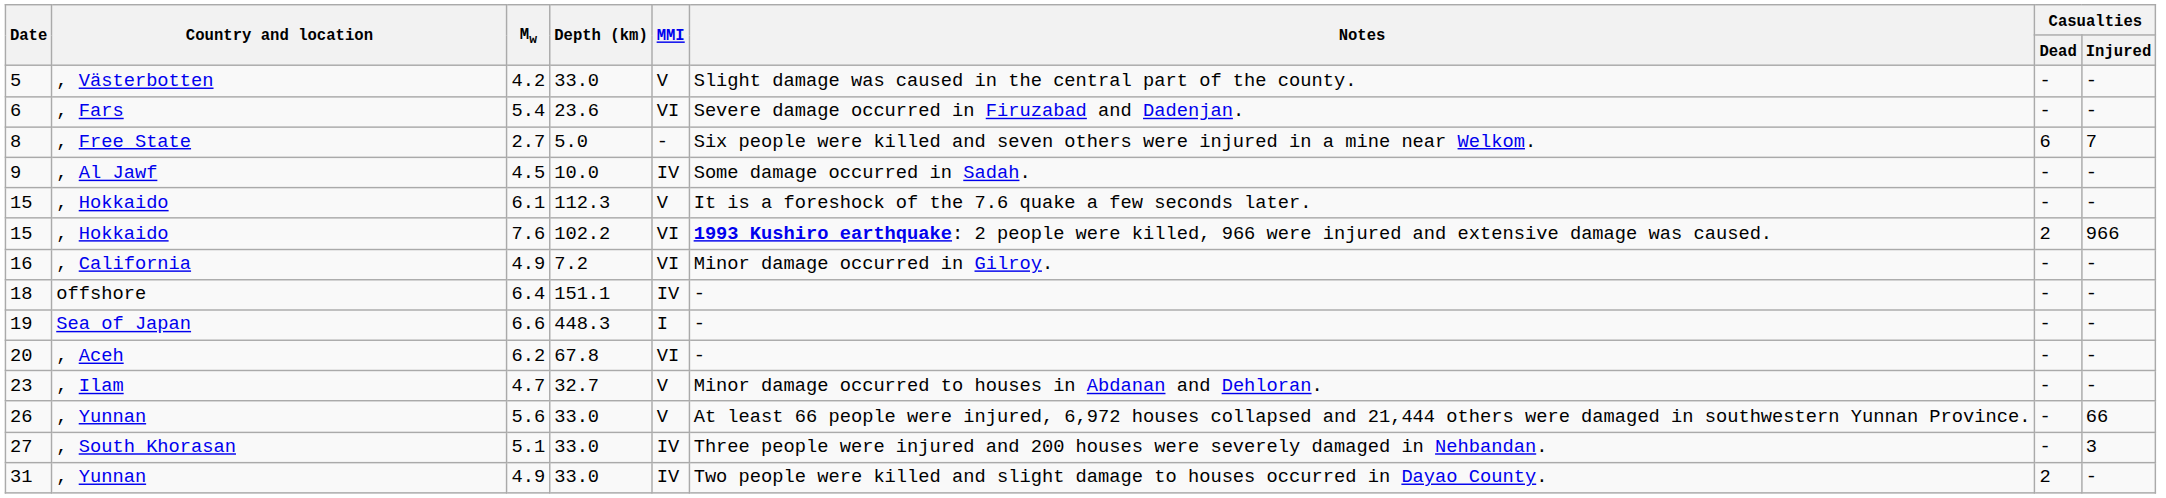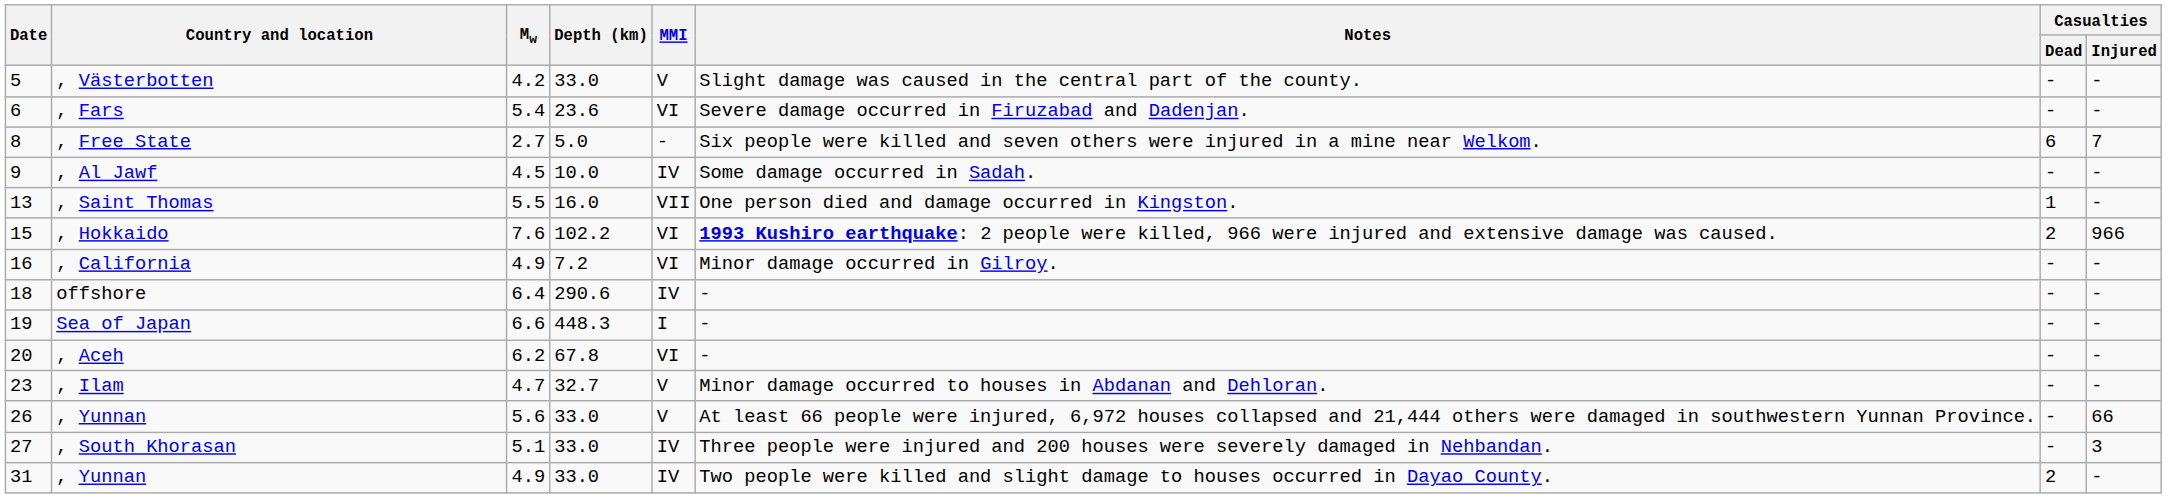+ row: (21, 203)
- row: (21, 203)
(582, 295) 151.1 -> (582, 295) 290.6
